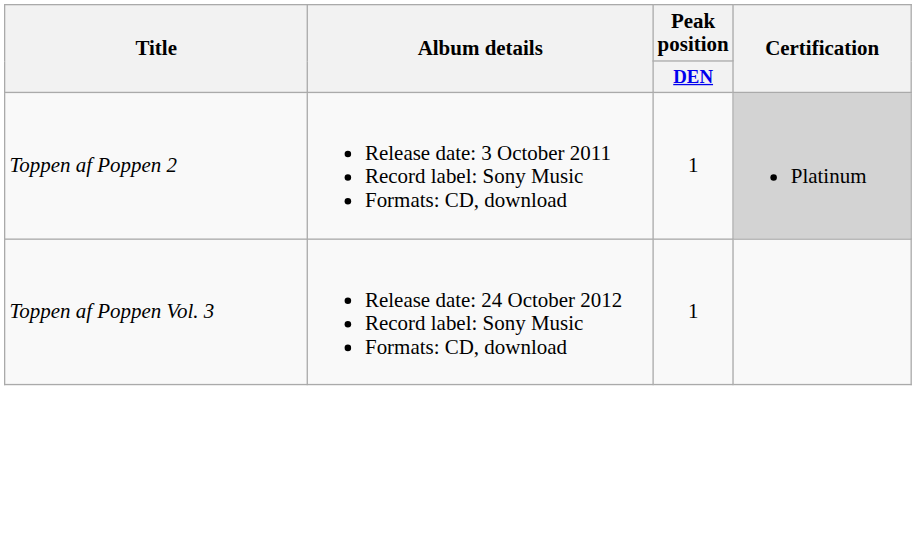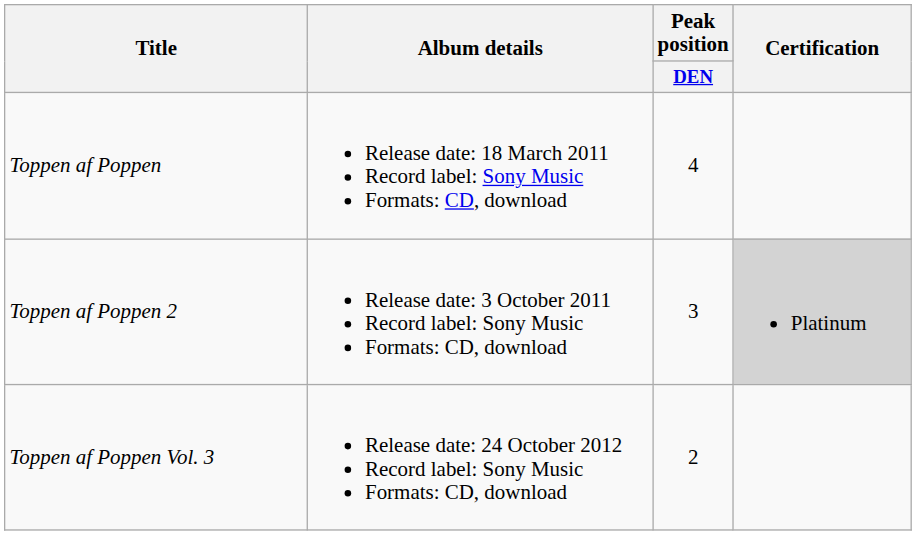+ row: (85, 165)
(693, 165) 1 -> (693, 311) 3
(693, 311) 1 -> (693, 457) 2
